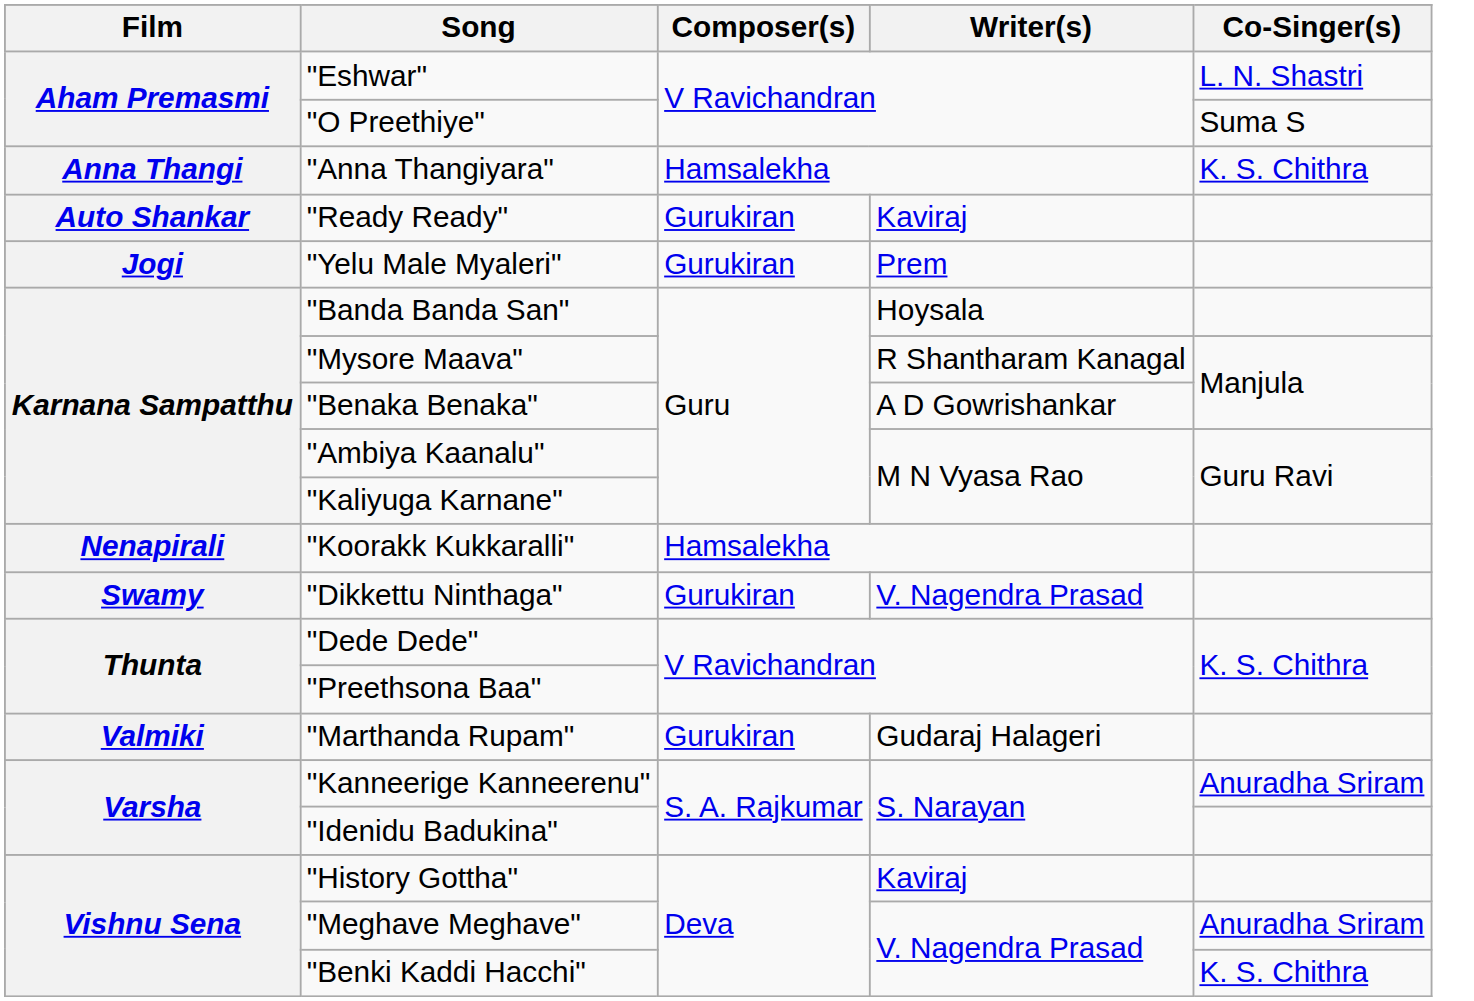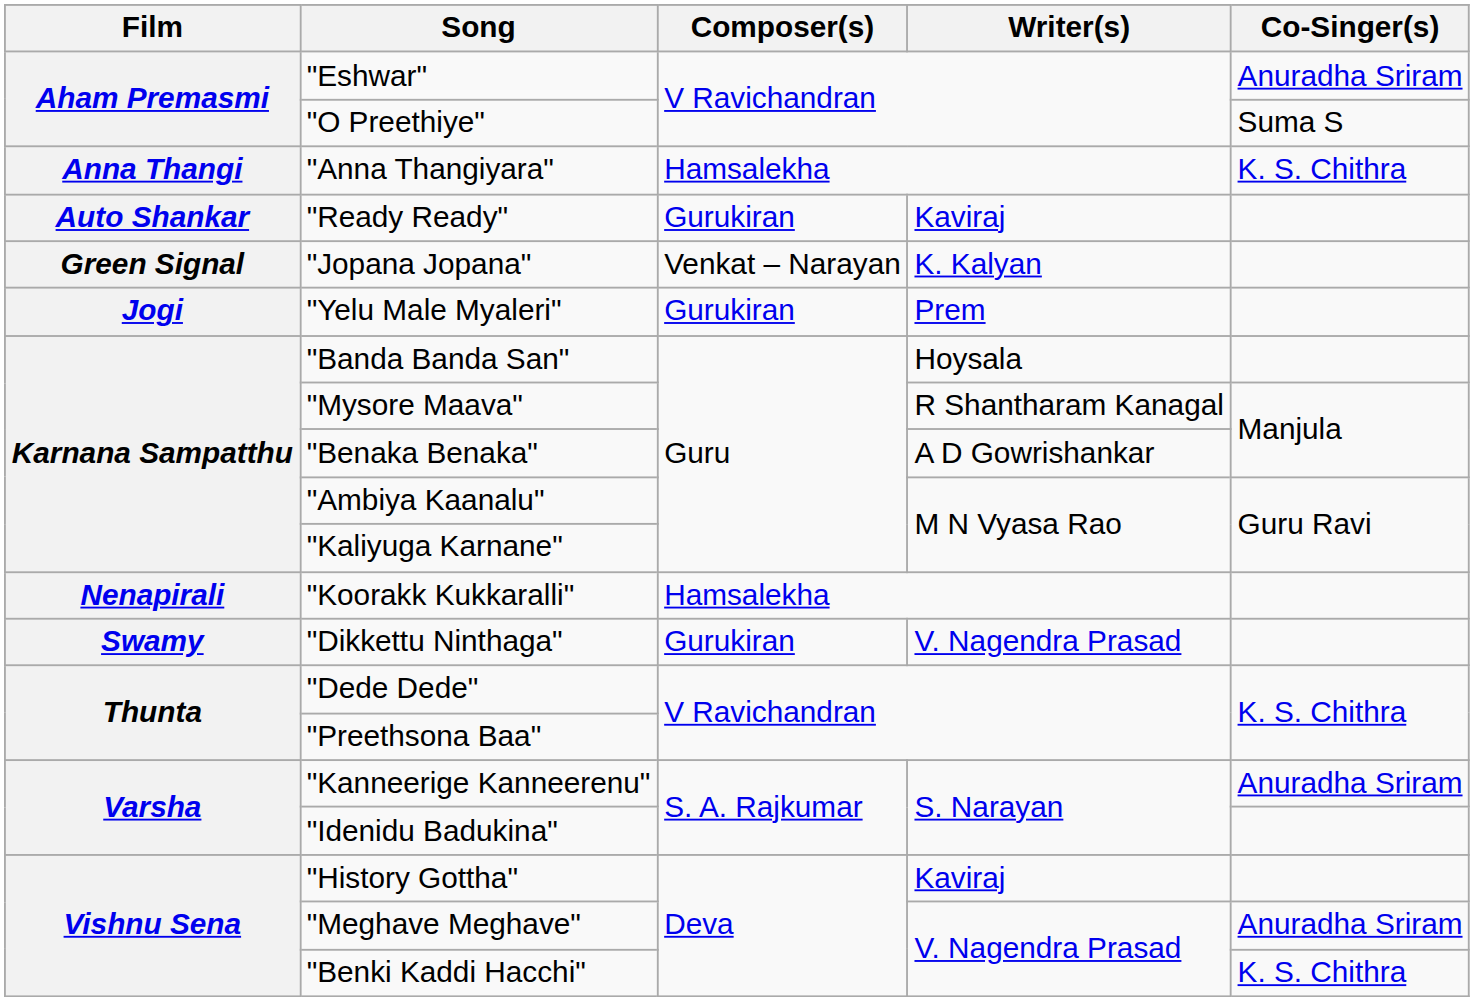(1281, 75) L. N. Shastri -> (1350, 75) Anuradha Sriram
+ row: (419, 264)
- row: (440, 736)
